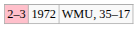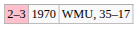(44, 14) 1972 -> (44, 14) 1970
